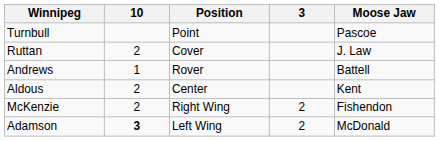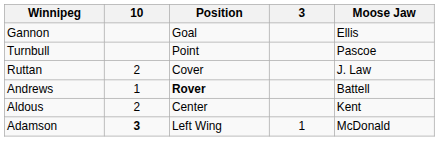+ row: (28, 32)
(188, 70) normal -> (189, 88) bold
- row: (33, 107)
(302, 126) 2 -> (302, 126) 1
